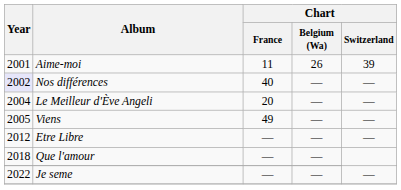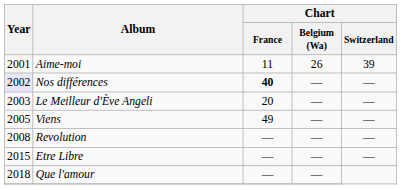(267, 82) normal -> (267, 82) bold
(19, 100) 2004 -> (19, 100) 2003
+ row: (61, 138)
(19, 138) 2012 -> (19, 156) 2015
- row: (54, 175)
